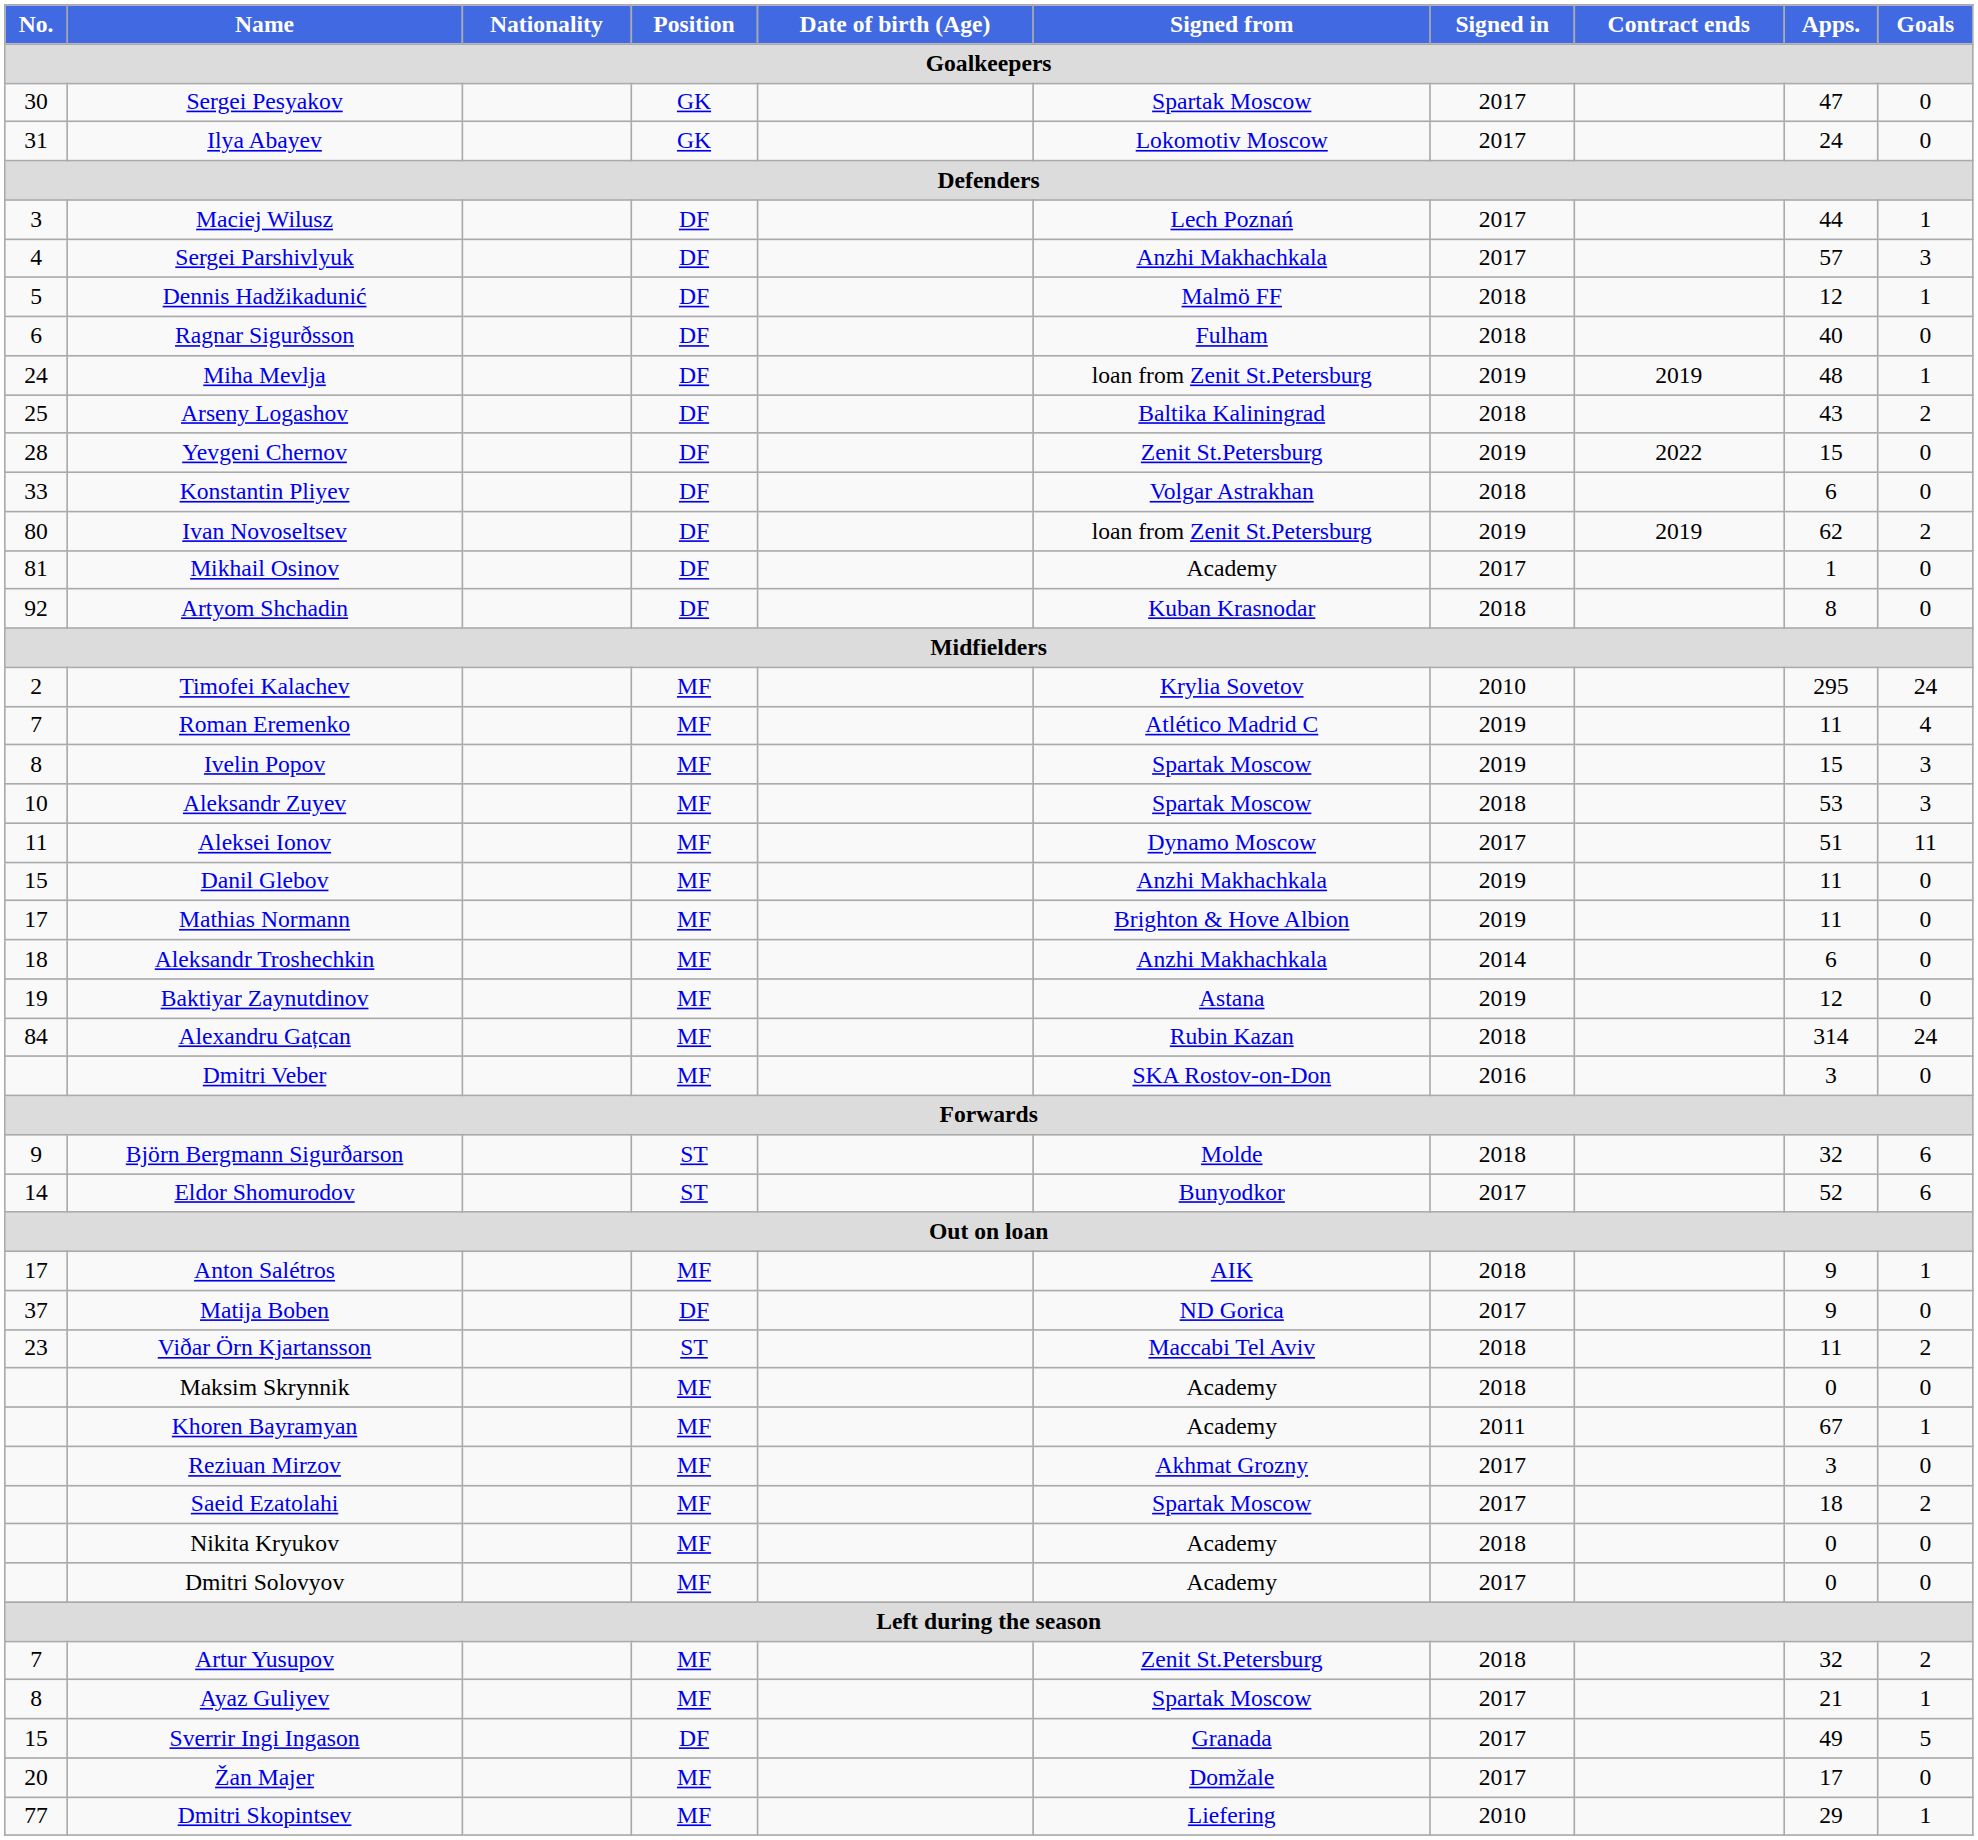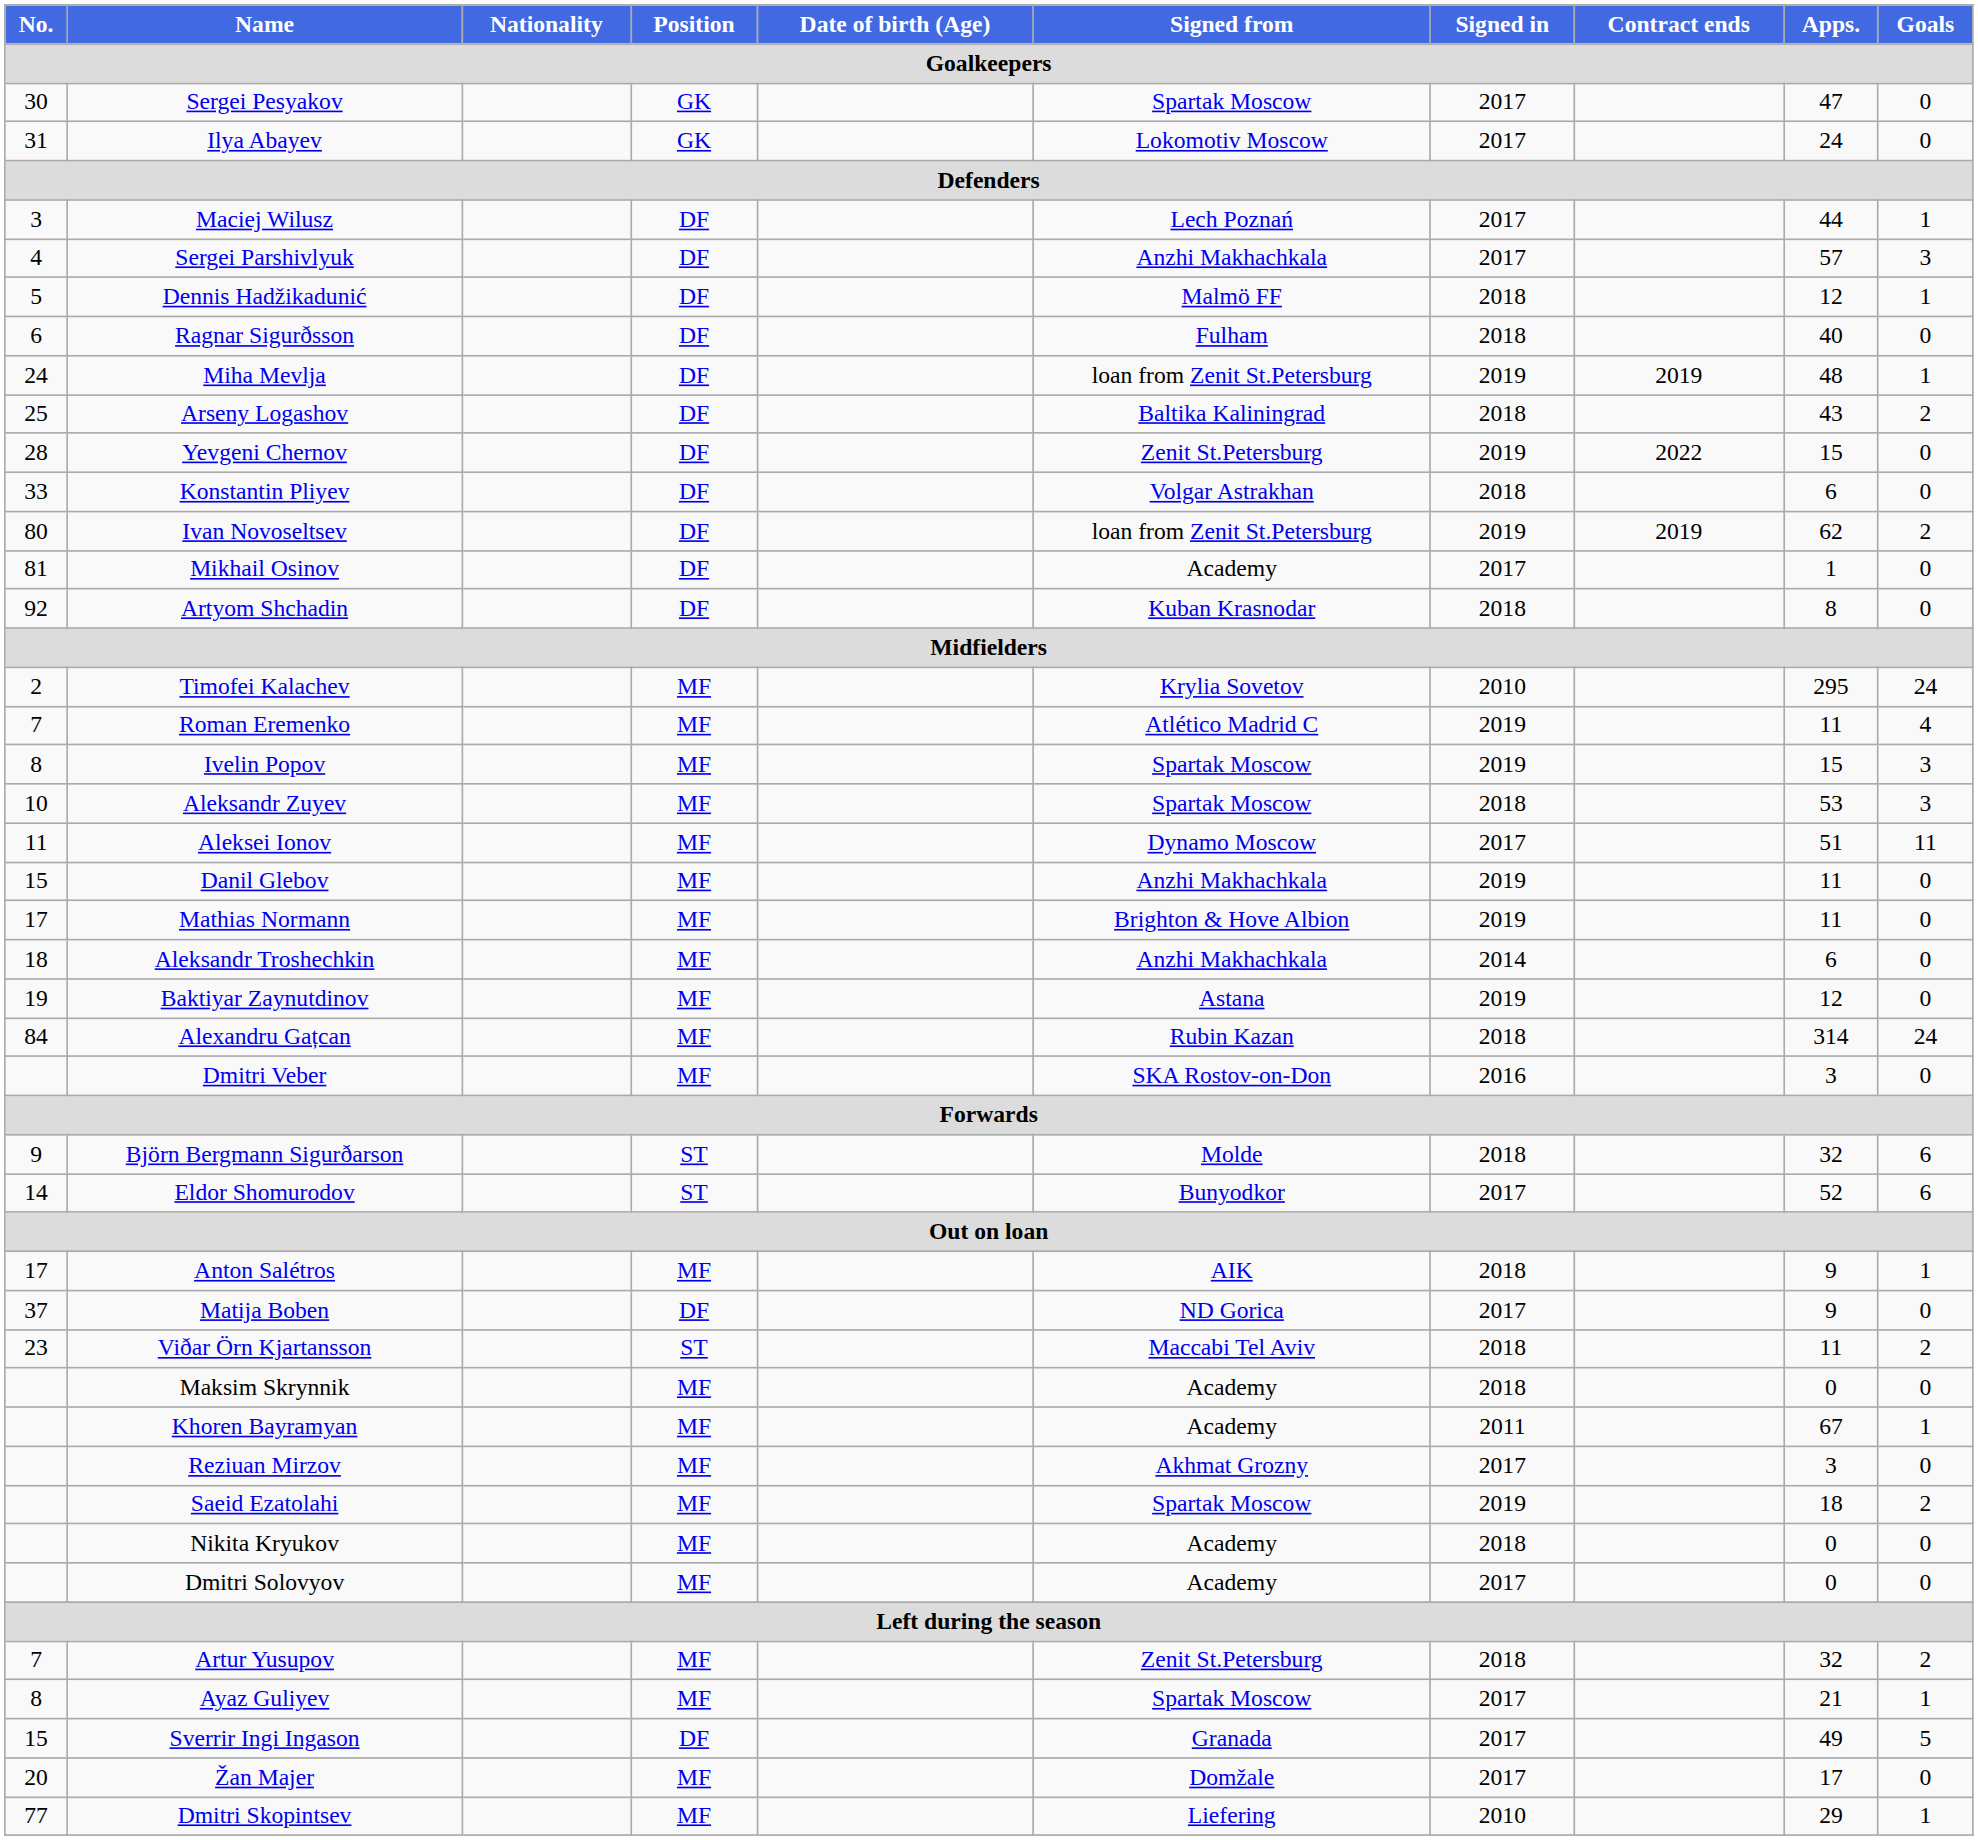(1502, 1504) 2017 -> (1502, 1504) 2019
